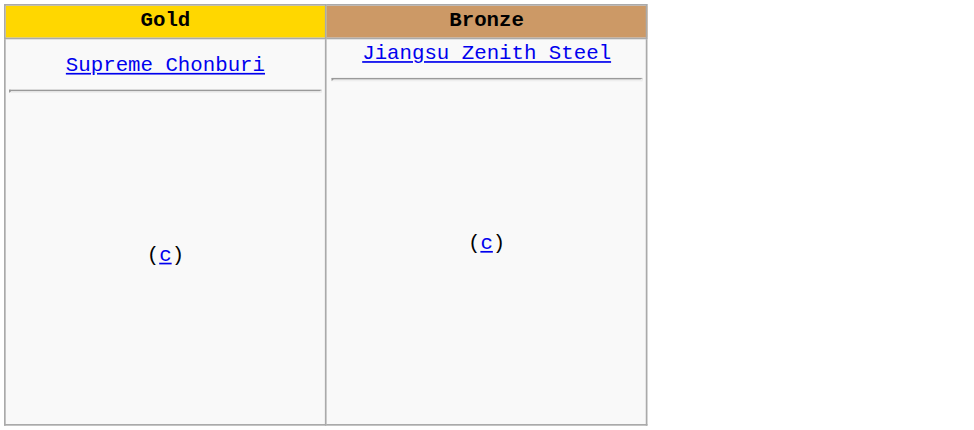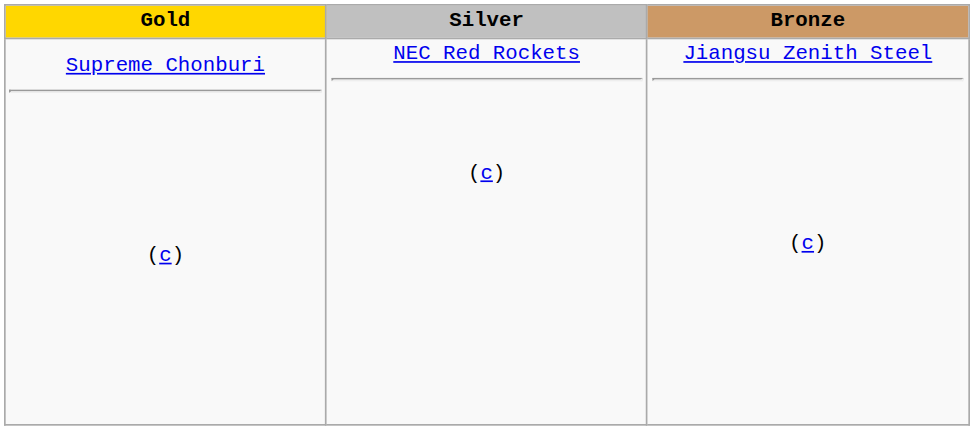+ column: (487, 22)
